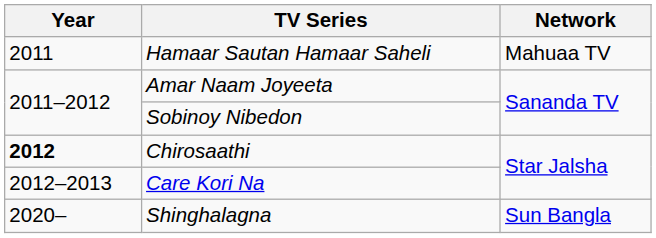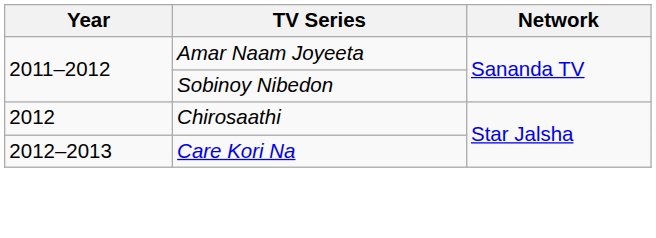- row: (288, 53)
(32, 150) bold -> (32, 118) normal
- row: (209, 215)
